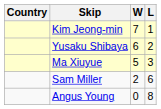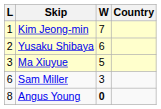columns swapped: (27, 12) <-> (151, 12)
(136, 79) 2 -> (102, 79) 3
(136, 96) normal -> (102, 96) bold
